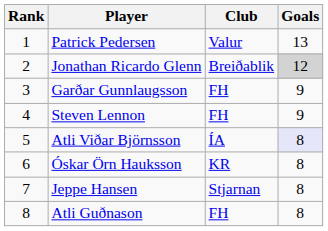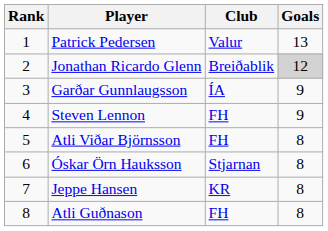(219, 90) FH -> (217, 90) ÍA
(217, 139) ÍA -> (219, 139) FH
(300, 139) lavender background -> (300, 139) no background
(219, 164) KR -> (234, 164) Stjarnan
(234, 189) Stjarnan -> (219, 189) KR
